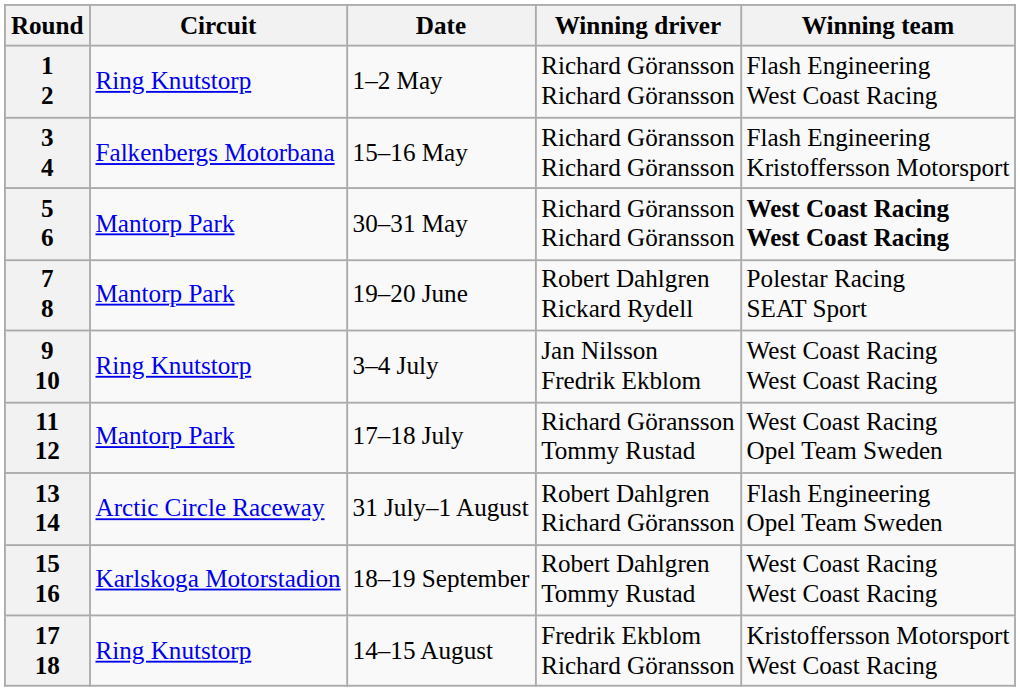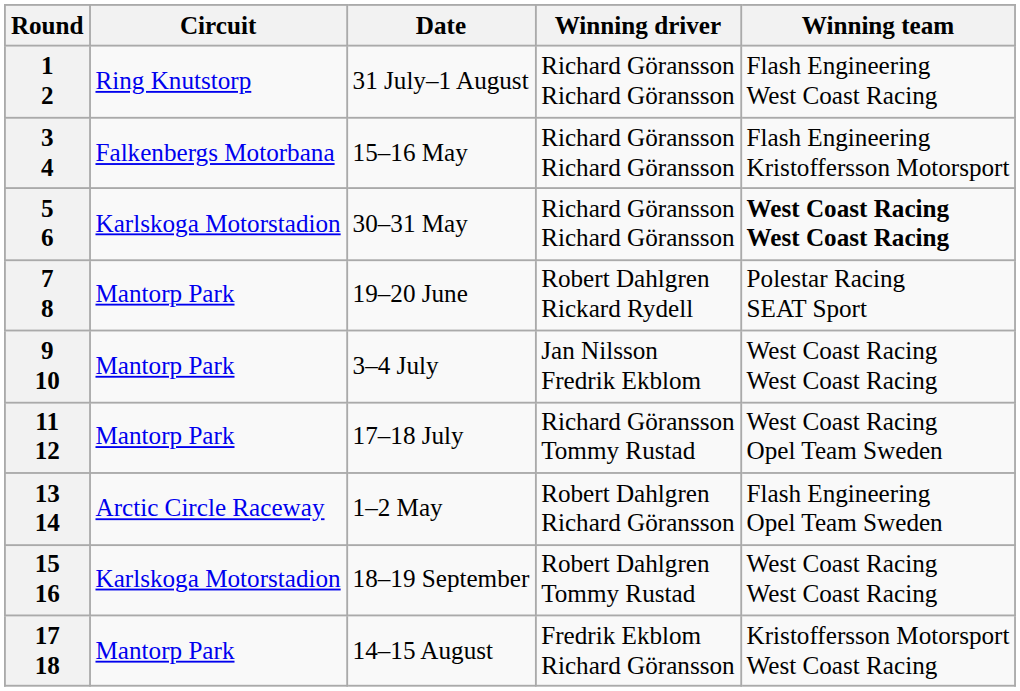(398, 81) 1–2 May -> (441, 81) 31 July–1 August
(165, 223) Mantorp Park -> (218, 223) Karlskoga Motorstadion
(173, 365) Ring Knutstorp -> (165, 365) Mantorp Park
(441, 507) 31 July–1 August -> (398, 507) 1–2 May
(173, 650) Ring Knutstorp -> (165, 650) Mantorp Park
